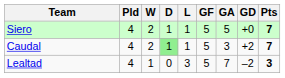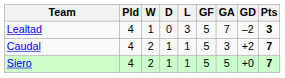rows swapped: (19, 30) <-> (24, 64)
(169, 47) lightgreen background -> (169, 47) no background
